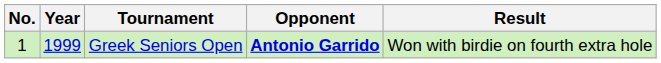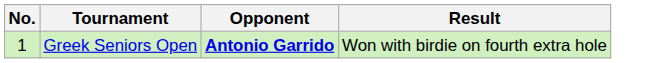- column: (62, 18)
